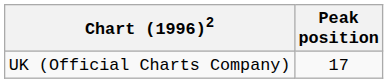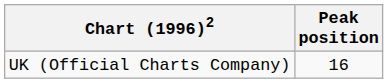(339, 65) 17 -> (339, 65) 16
